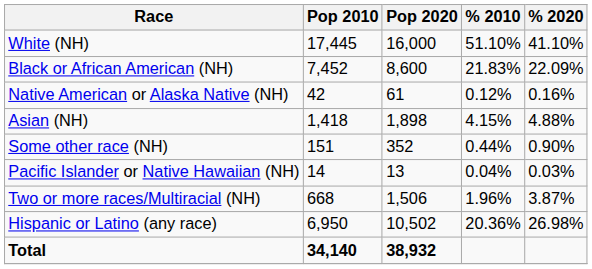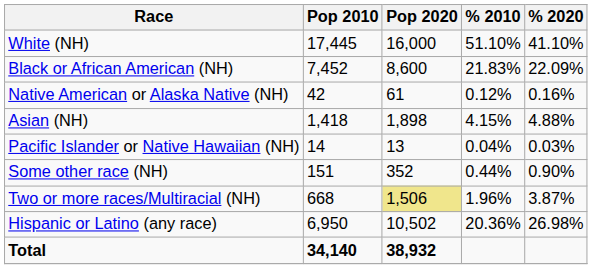rows swapped: (154, 172) <-> (88, 146)
(407, 198) no background -> (407, 198) khaki background
